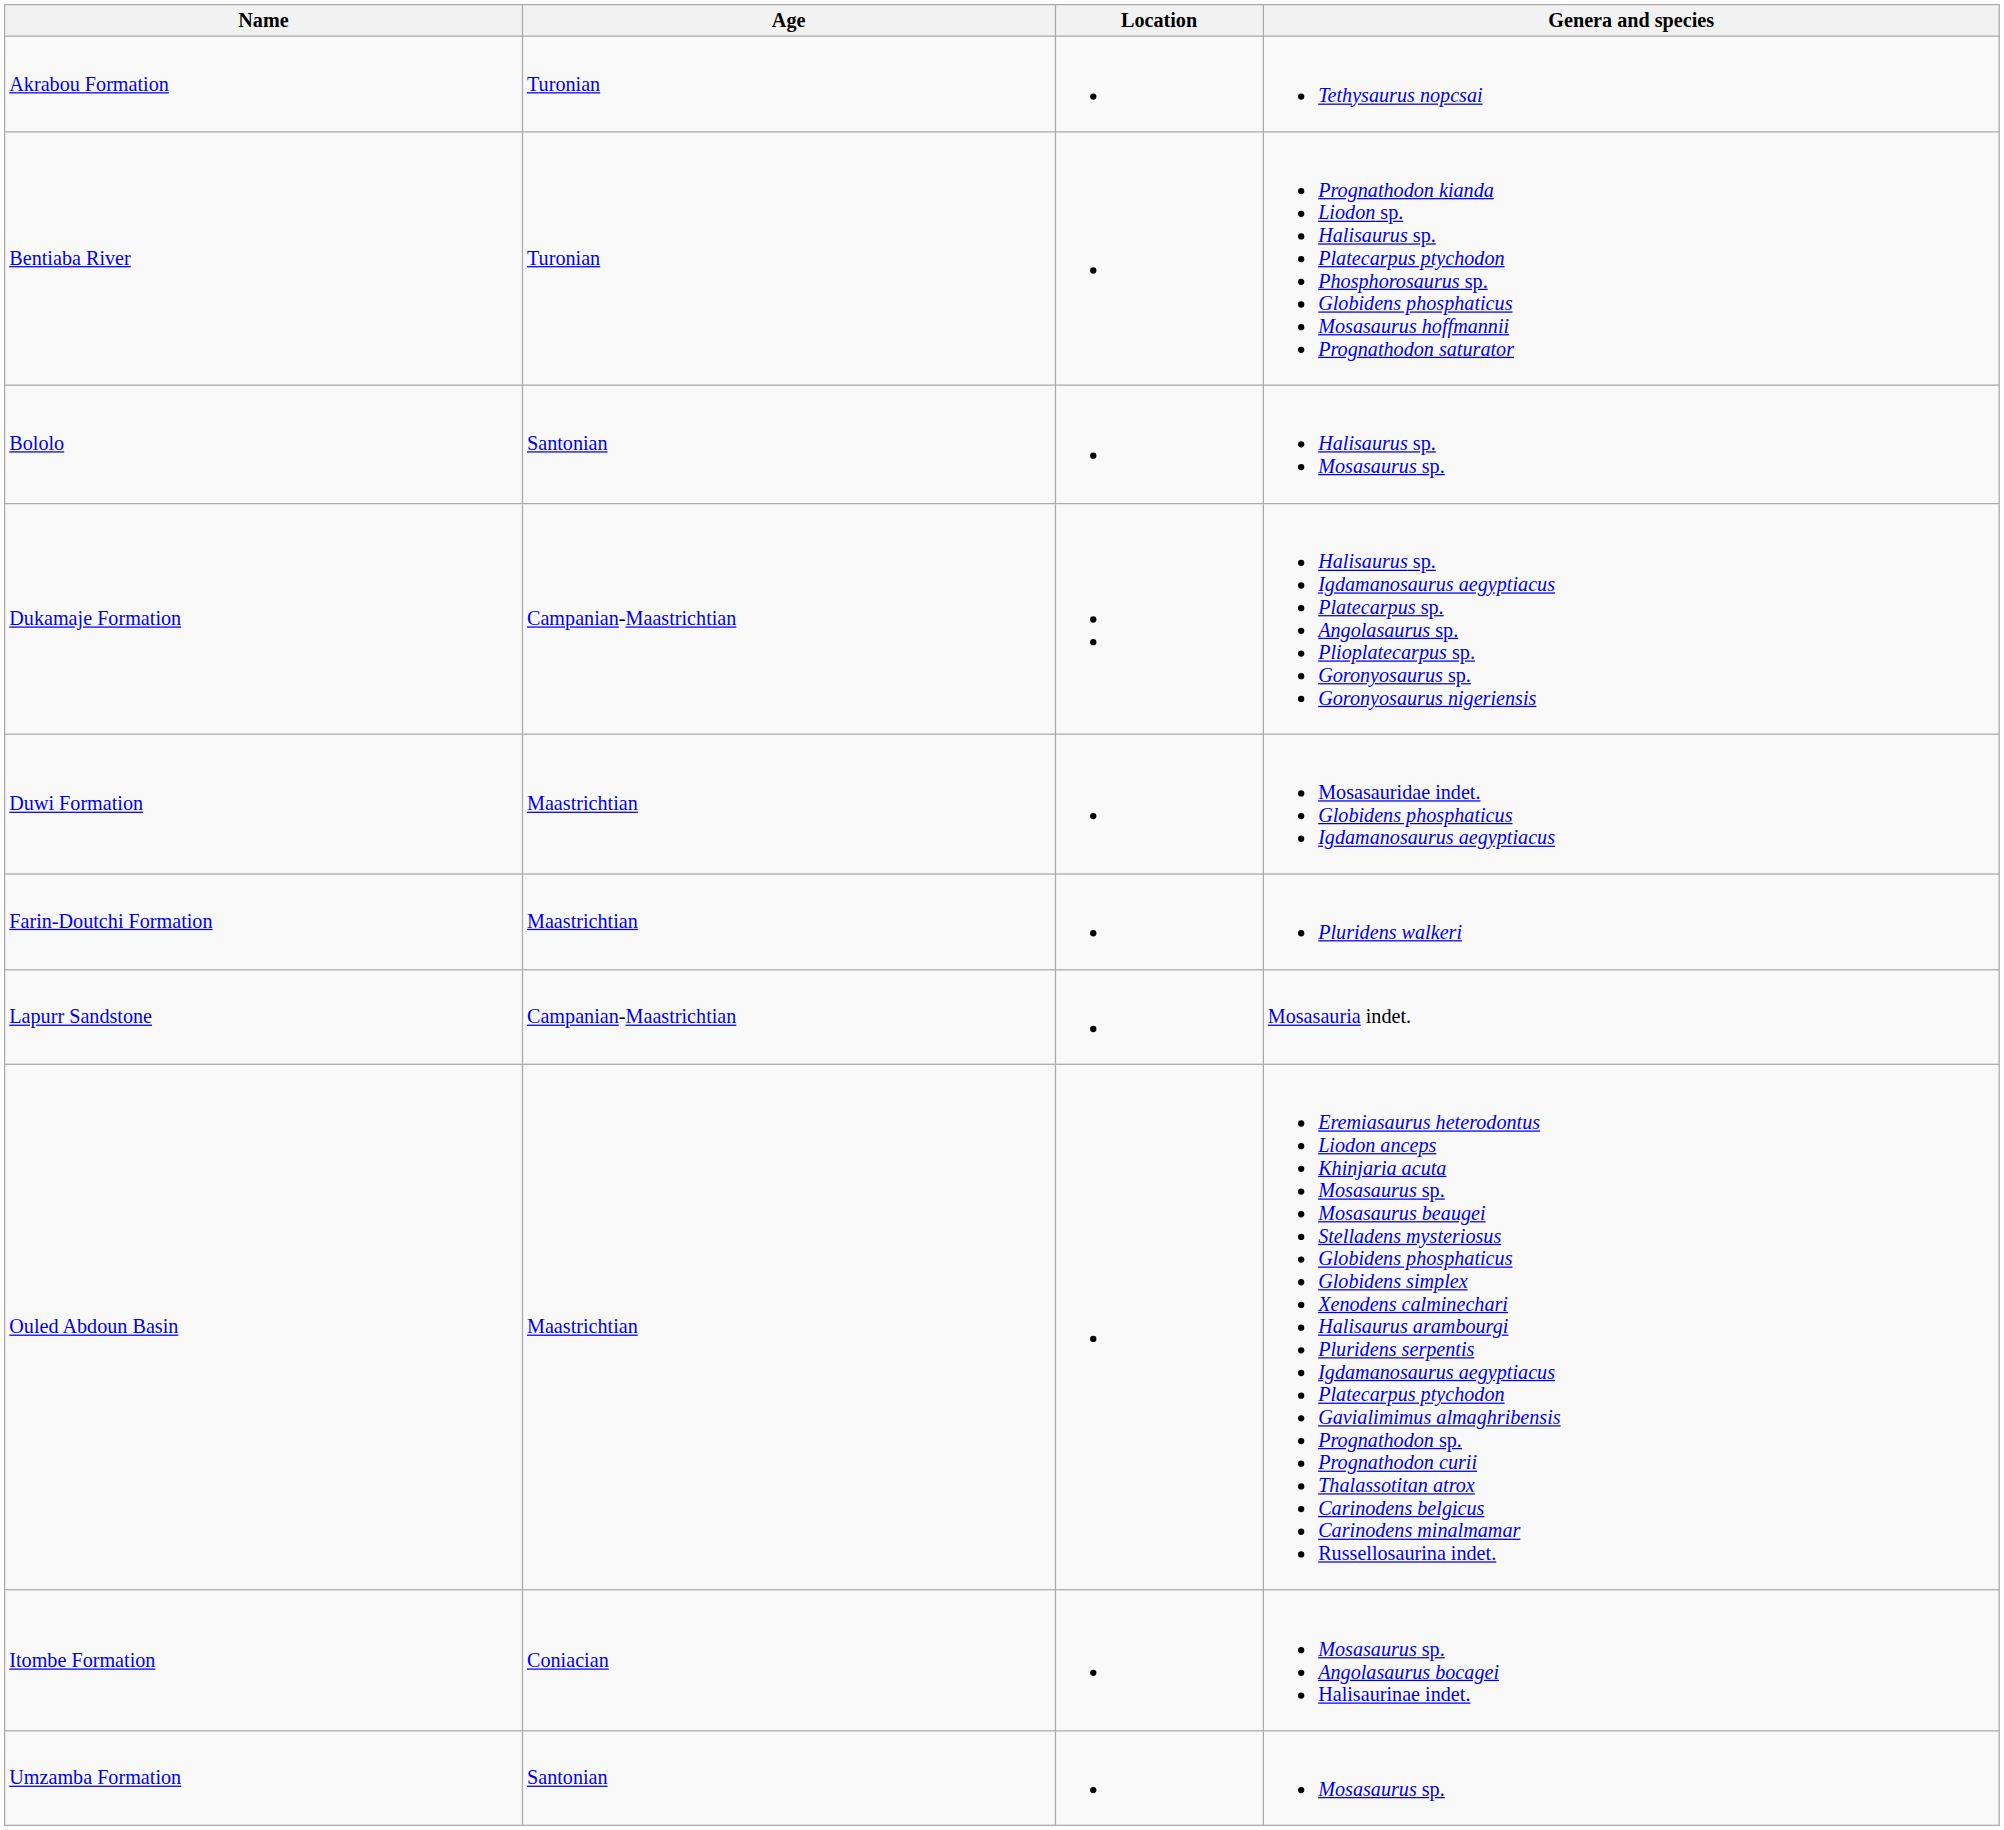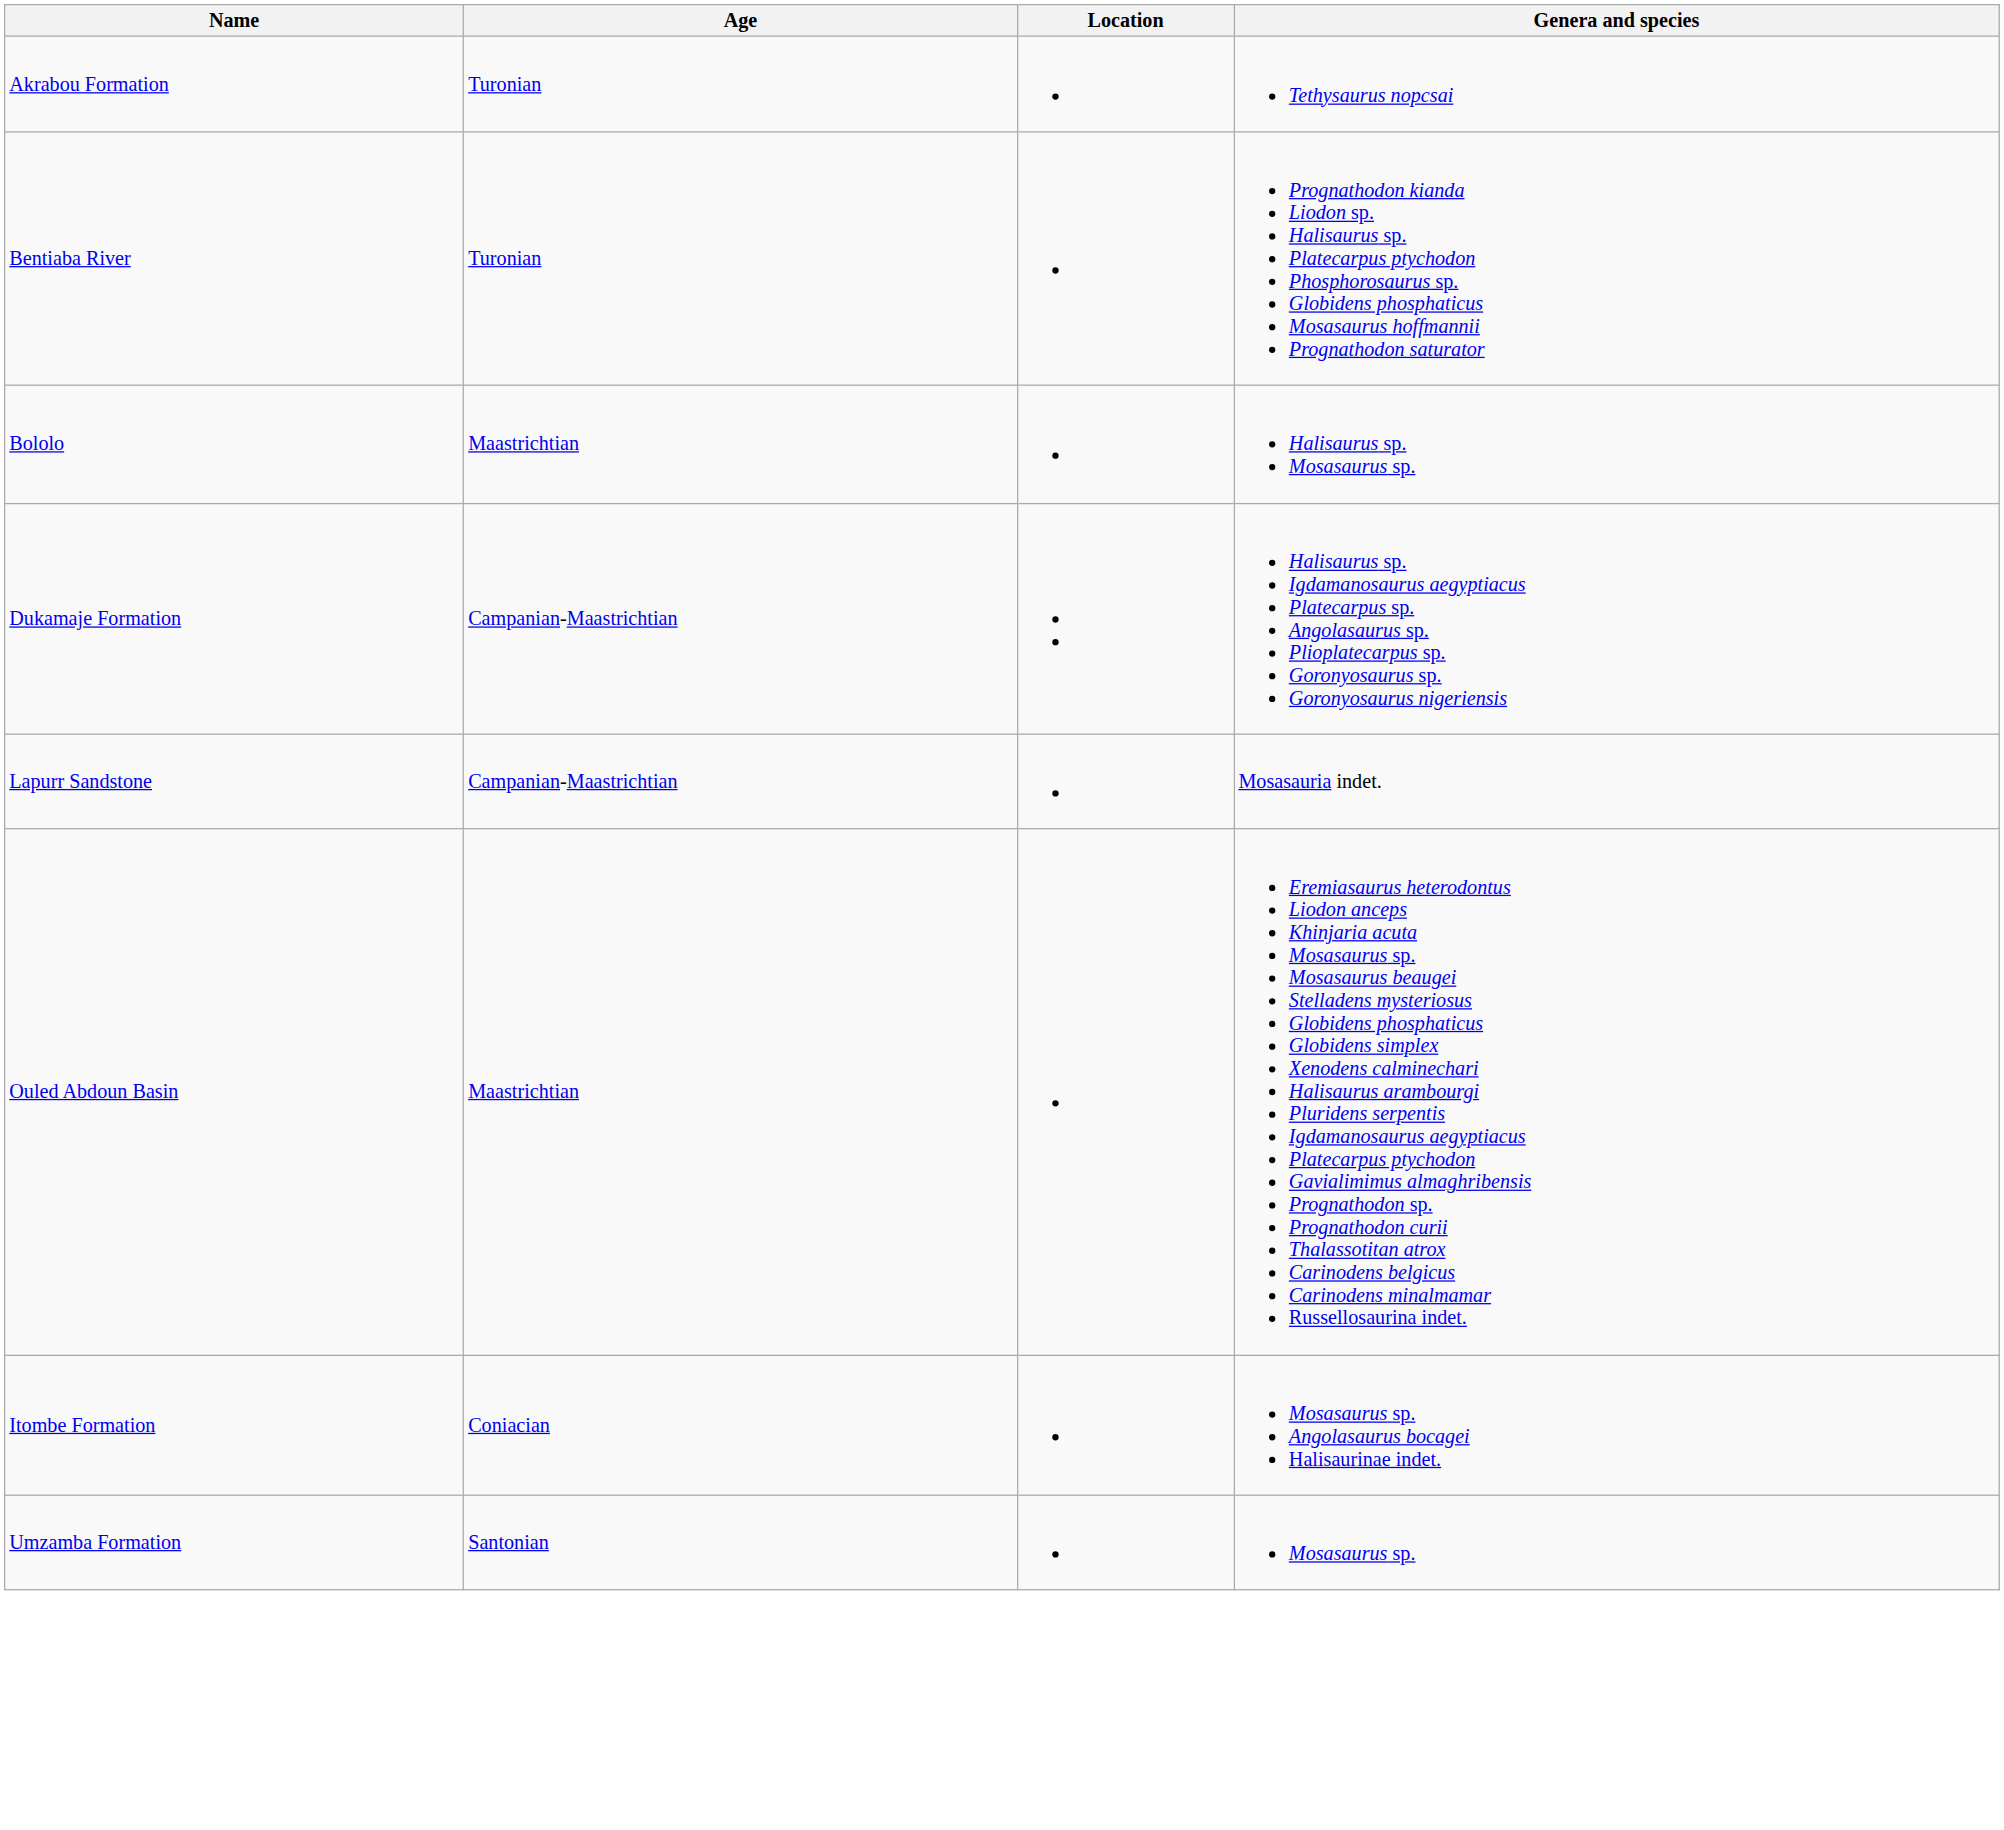(567, 444) Santonian -> (524, 444) Maastrichtian
- row: (76, 804)
- row: (111, 921)
